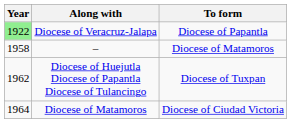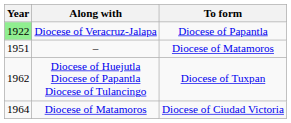(18, 48) 1958 -> (18, 48) 1951
